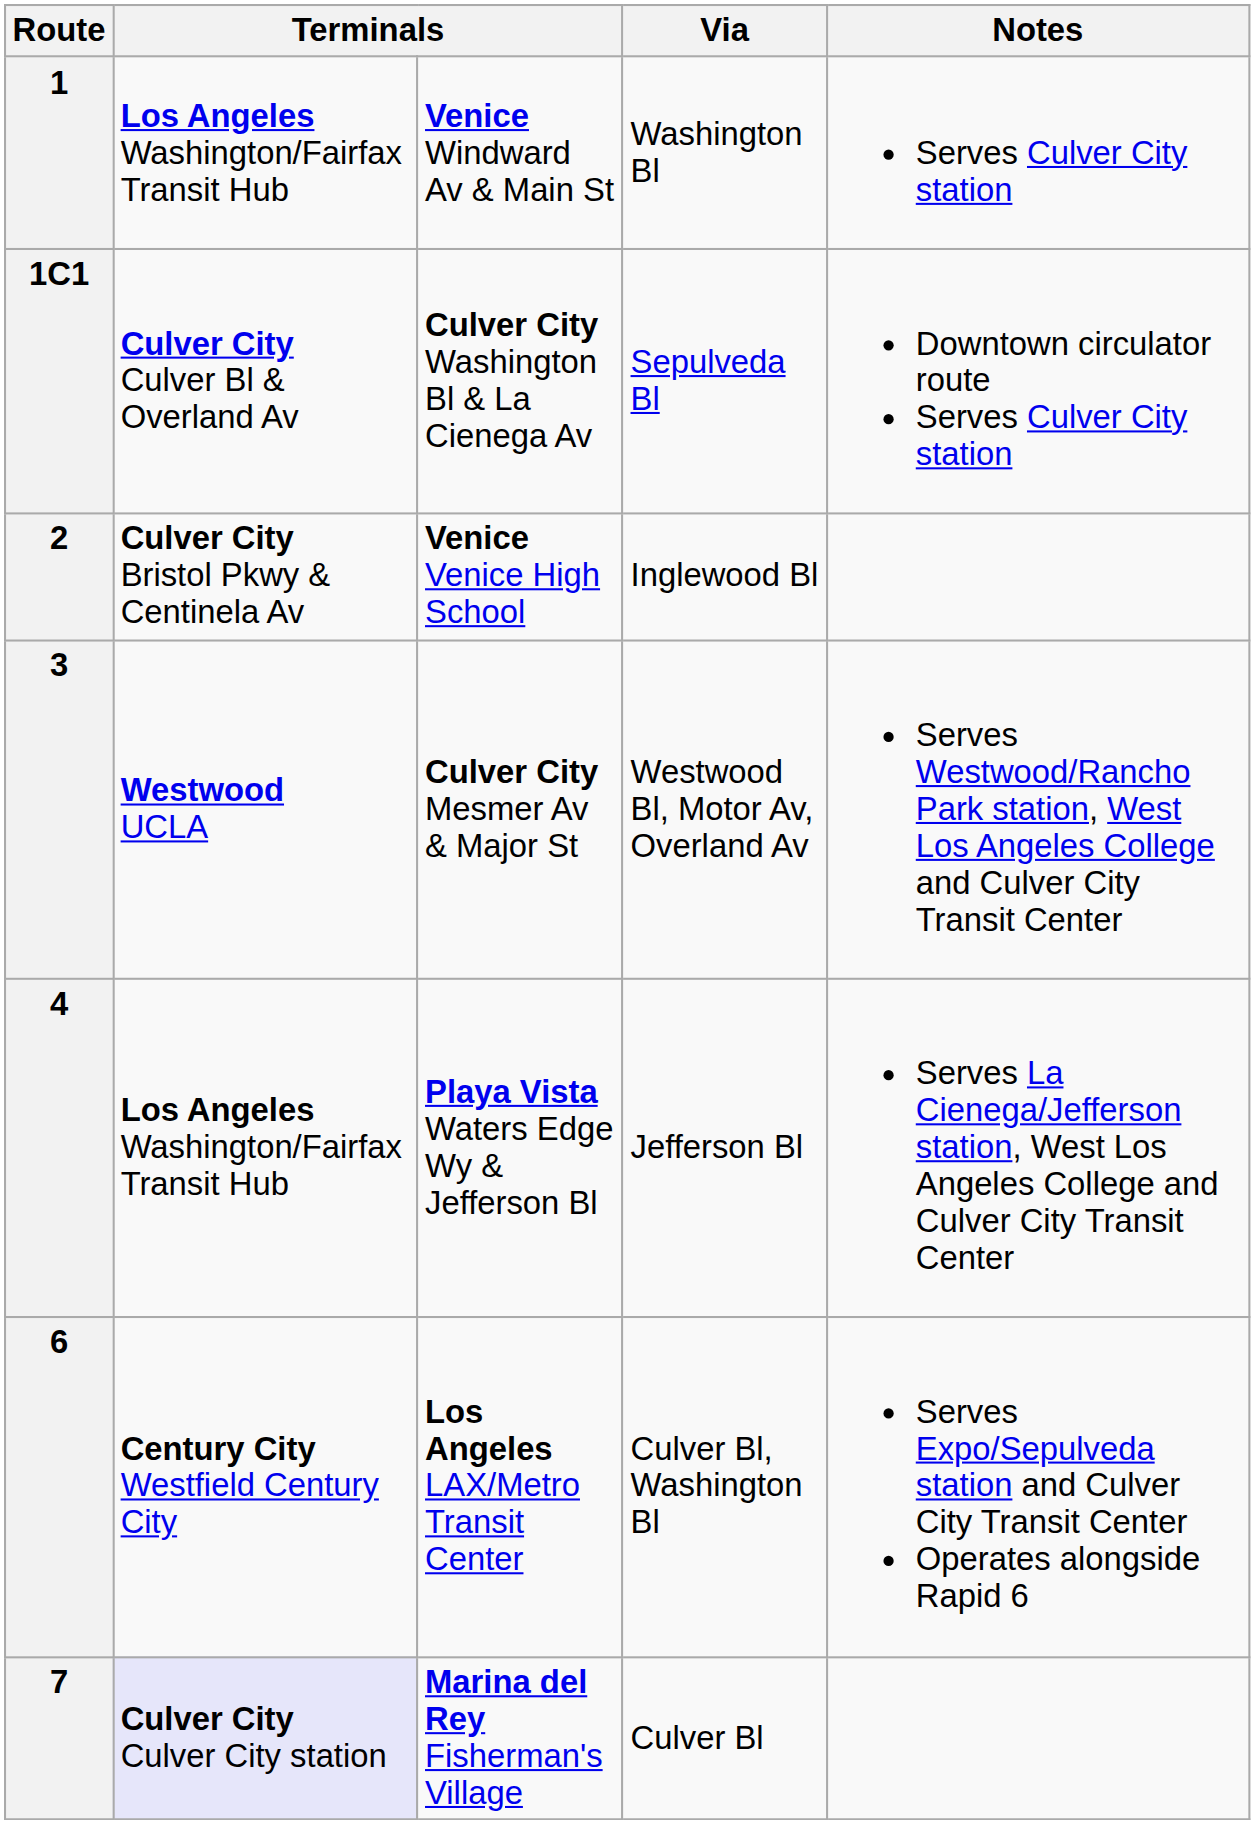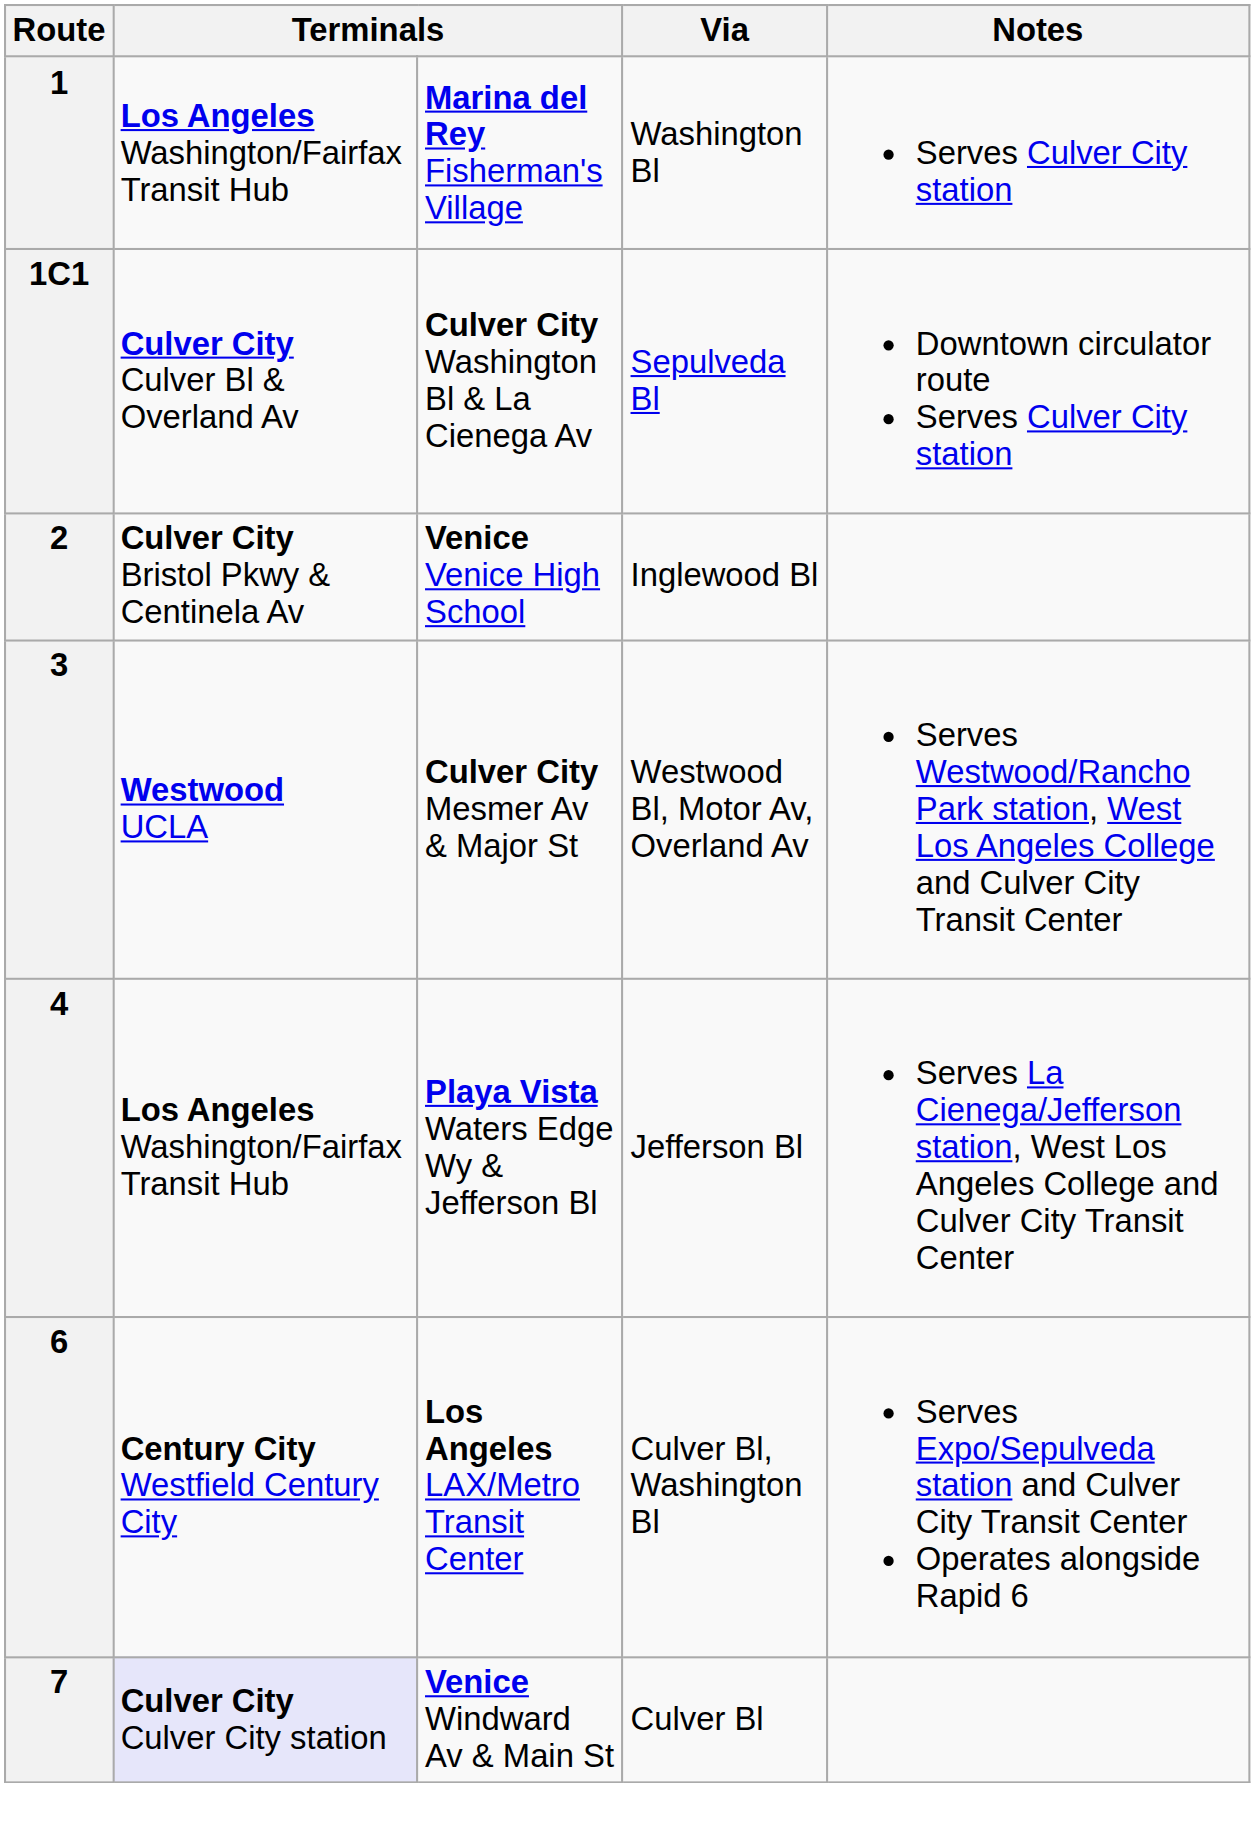(520, 152) Venice Windward Av & Main St -> (514, 152) Marina del Rey Fisherman's Village
(514, 1737) Marina del Rey Fisherman's Village -> (520, 1718) Venice Windward Av & Main St
